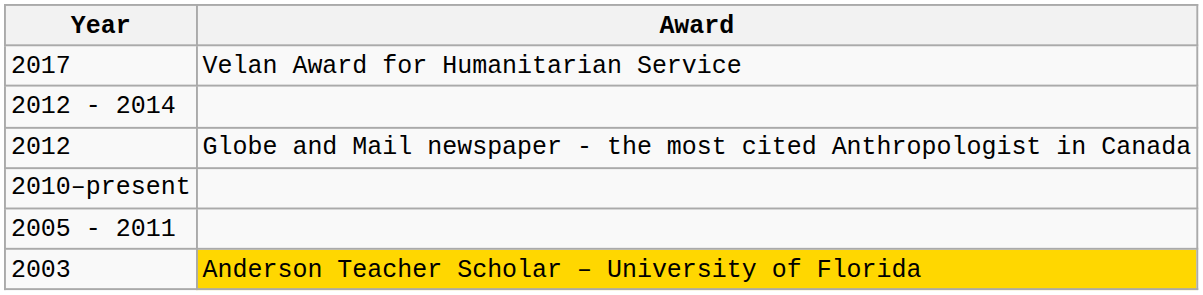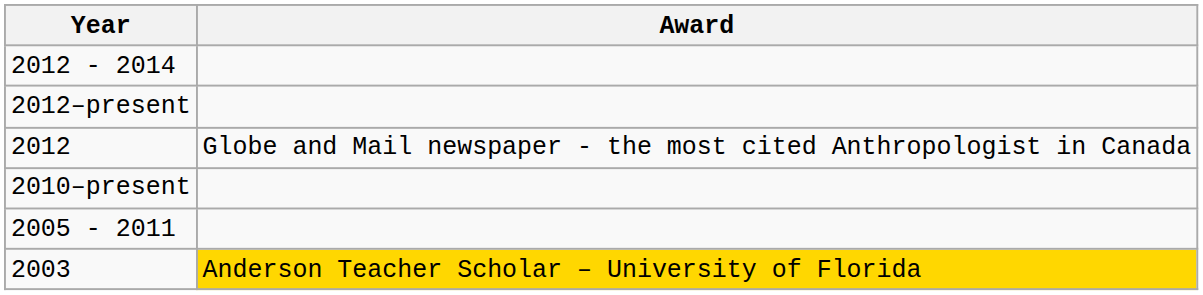- row: (41, 66)
+ row: (101, 107)
